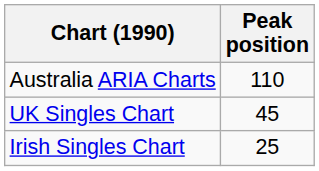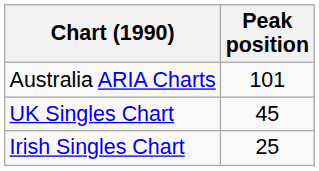(267, 79) 110 -> (267, 79) 101
